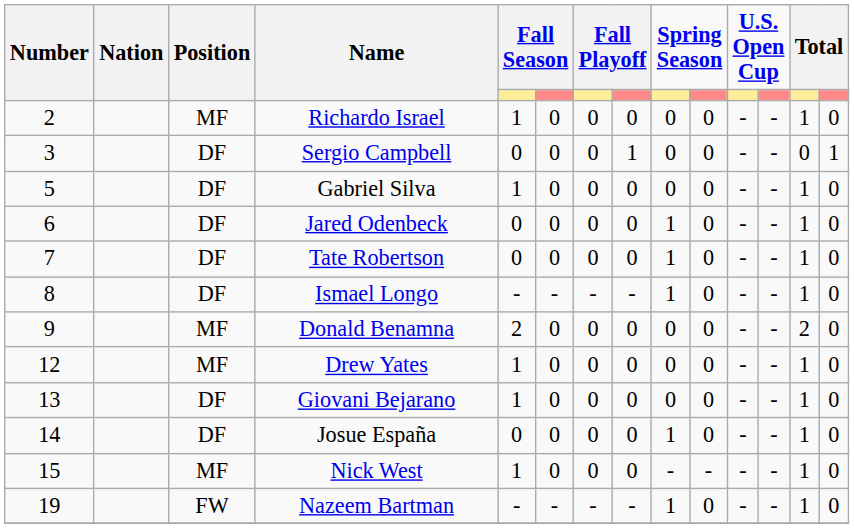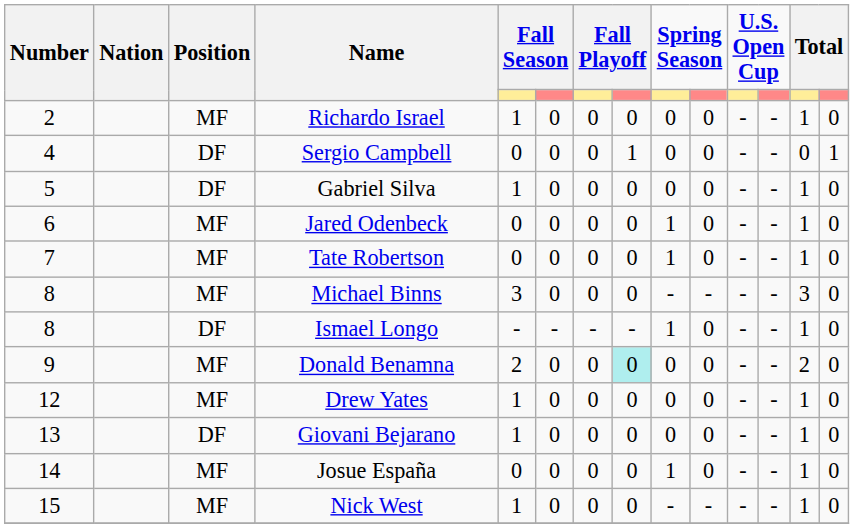(49, 152) 3 -> (49, 152) 4
(212, 223) DF -> (212, 223) MF
(212, 258) DF -> (212, 258) MF
+ row: (377, 294)
(632, 329) no background -> (632, 364) paleturquoise background
(212, 435) DF -> (212, 470) MF
- row: (377, 505)
